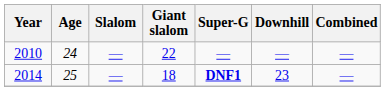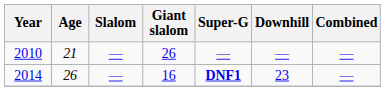(70, 53) 24 -> (70, 53) 21
(169, 53) 22 -> (169, 53) 26
(70, 75) 25 -> (70, 75) 26
(169, 75) 18 -> (169, 75) 16
